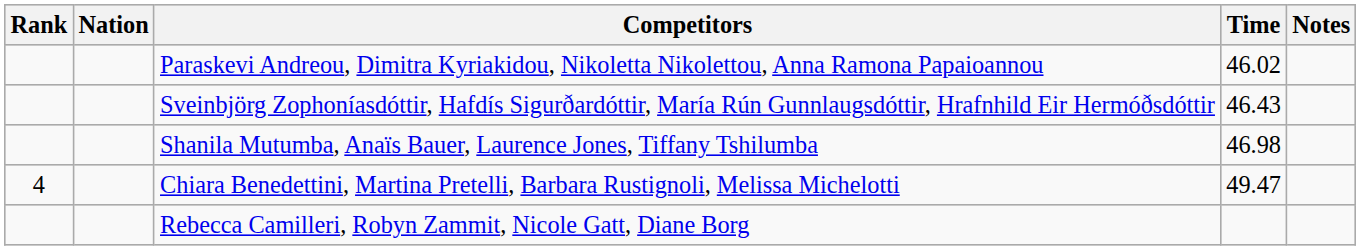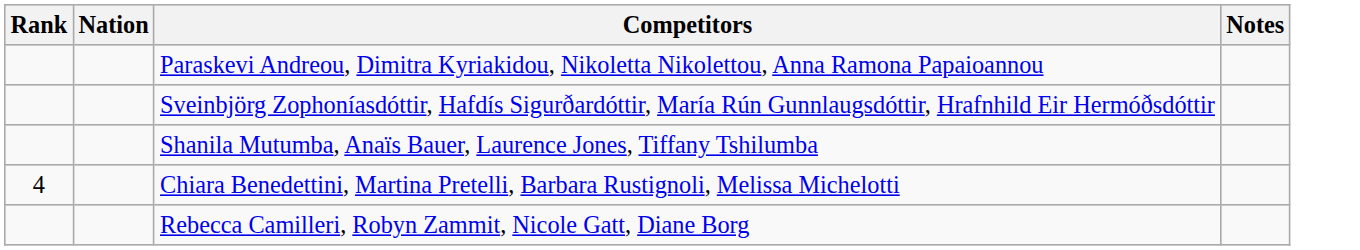- column: (1254, 24)
